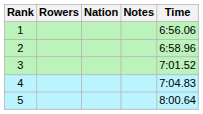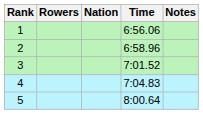columns swapped: (178, 13) <-> (139, 13)
